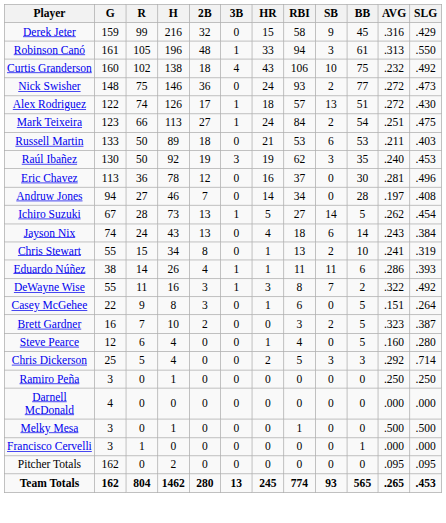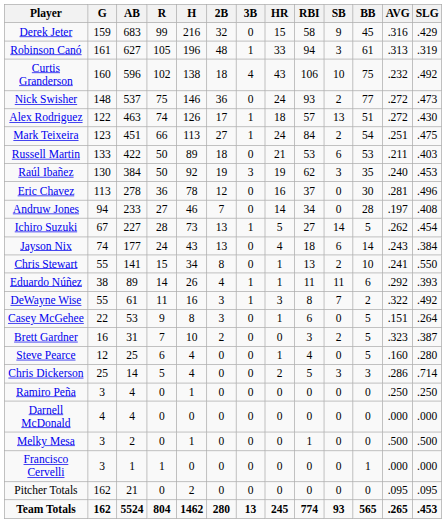+ column: (132, 13)
(426, 50) .550 -> (427, 50) .319
(426, 251) .319 -> (427, 264) .550
(394, 269) .286 -> (398, 282) .292
(394, 360) .292 -> (398, 373) .286
